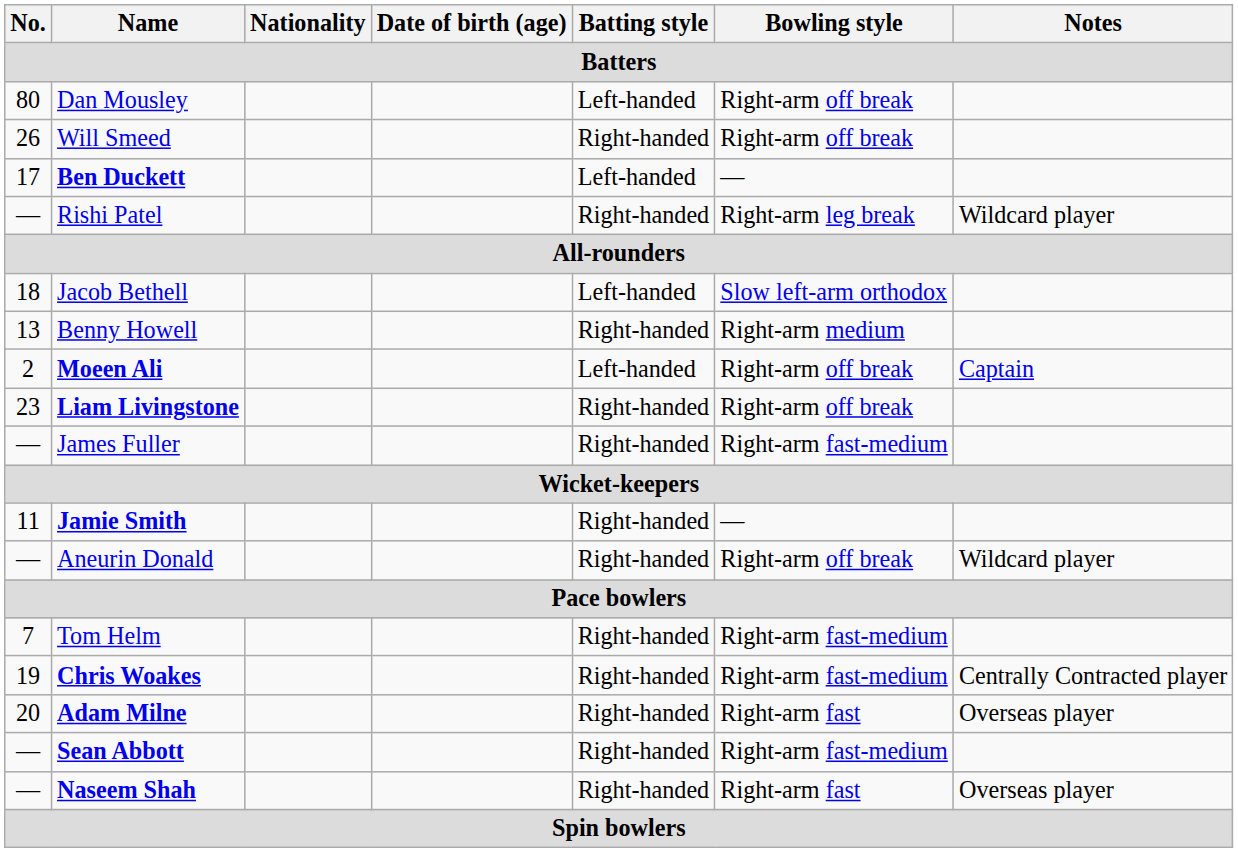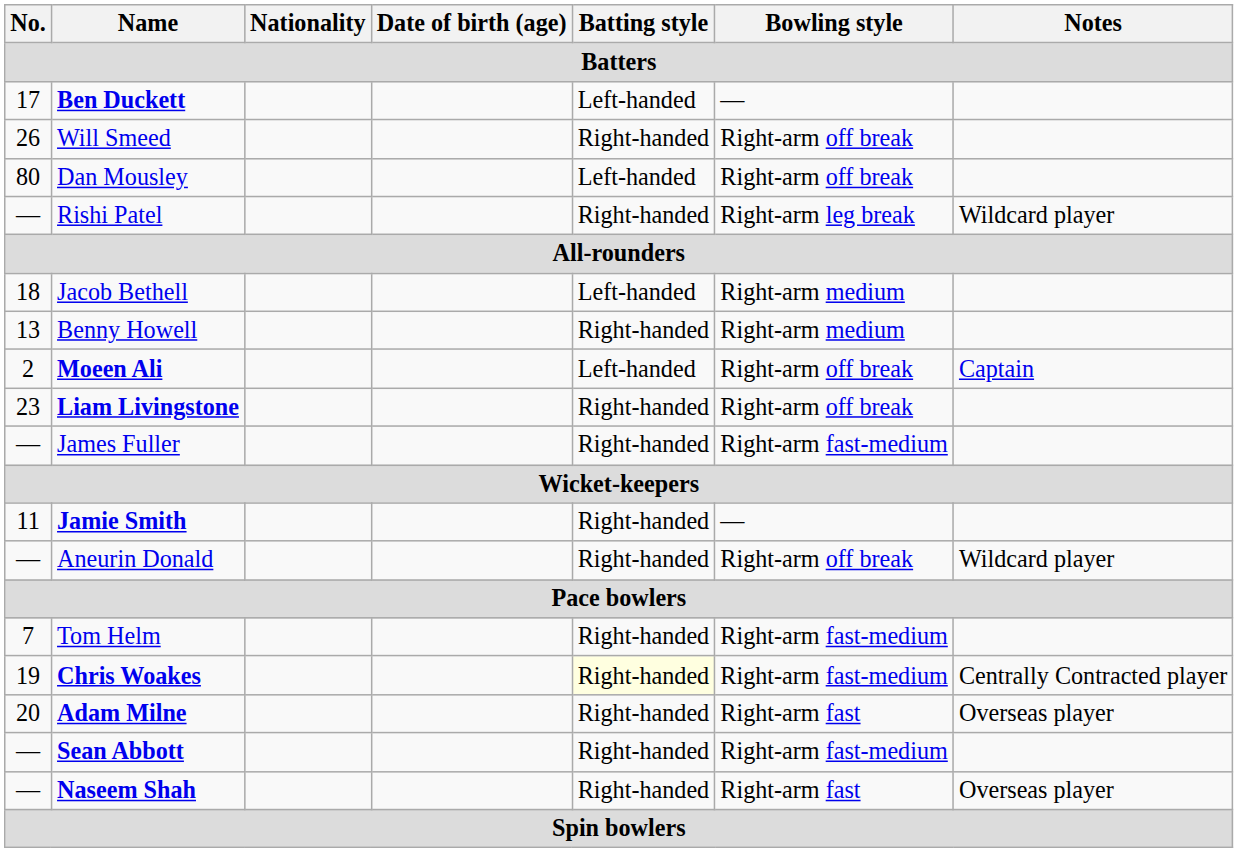rows swapped: (121, 176) <-> (122, 100)
(834, 291) Slow left-arm orthodox -> (813, 291) Right-arm medium
(643, 675) no background -> (643, 675) lightyellow background
